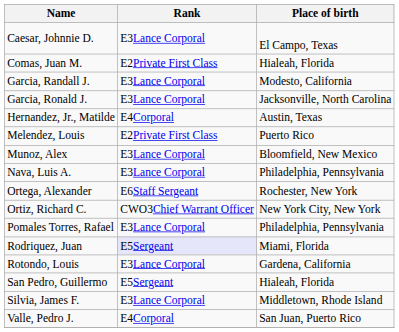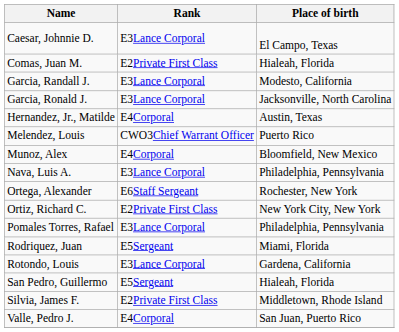(169, 136) E2Private First Class -> (187, 136) CWO3Chief Warrant Officer
(163, 154) E3Lance Corporal -> (147, 154) E4Corporal
(187, 209) CWO3Chief Warrant Officer -> (169, 209) E2Private First Class
(147, 245) lavender background -> (147, 245) no background
(163, 300) E3Lance Corporal -> (169, 300) E2Private First Class
